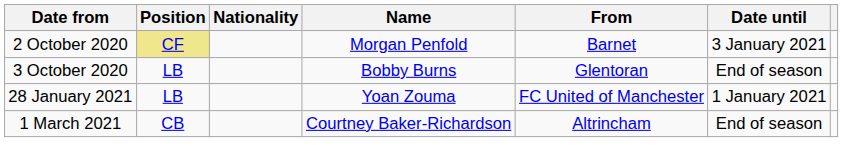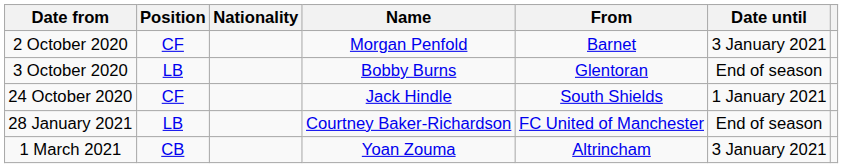(173, 44) khaki background -> (173, 44) no background
+ row: (70, 96)
(409, 96) Yoan Zouma -> (409, 123) Courtney Baker-Richardson
(769, 96) 1 January 2021 -> (769, 123) End of season
(409, 123) Courtney Baker-Richardson -> (409, 149) Yoan Zouma
(769, 123) End of season -> (769, 149) 3 January 2021
